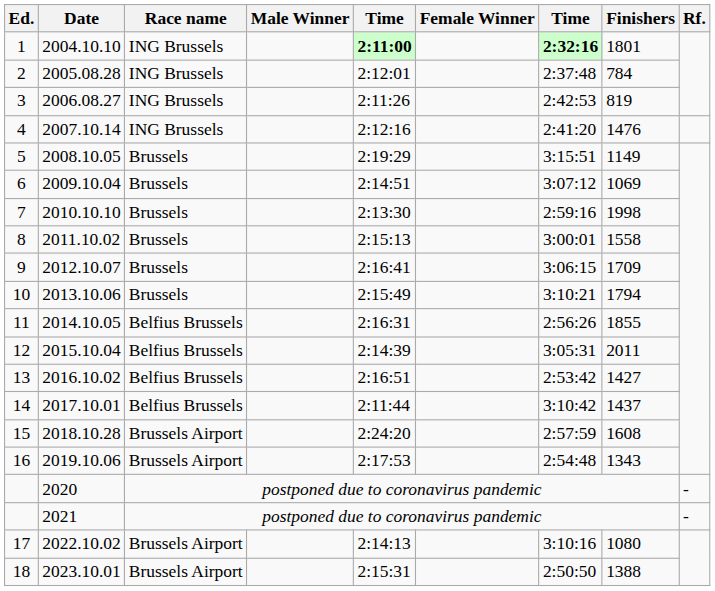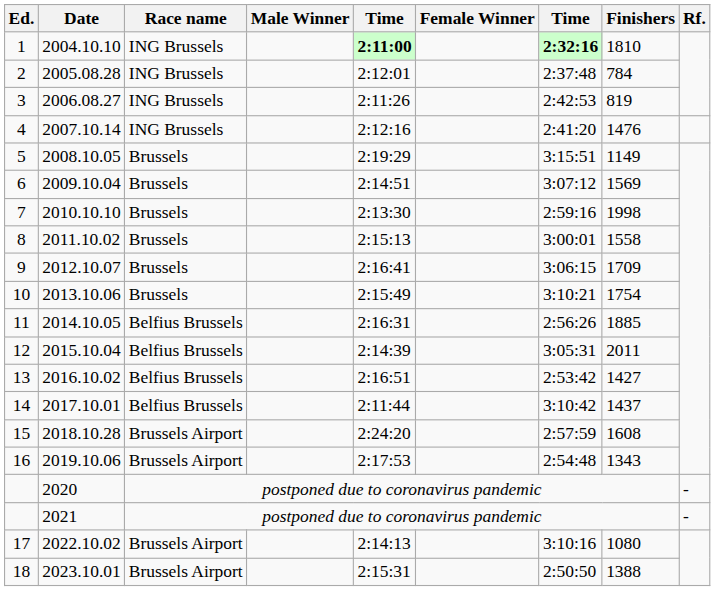(624, 45) 1801 -> (624, 45) 1810
(624, 184) 1069 -> (624, 184) 1569
(624, 294) 1794 -> (624, 294) 1754
(624, 322) 1855 -> (624, 322) 1885
